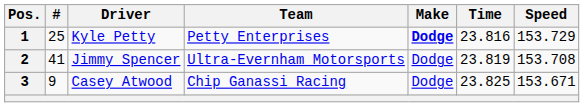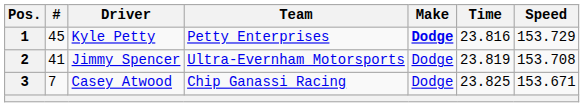(57, 39) 25 -> (57, 39) 45
(52, 84) 9 -> (52, 84) 7
